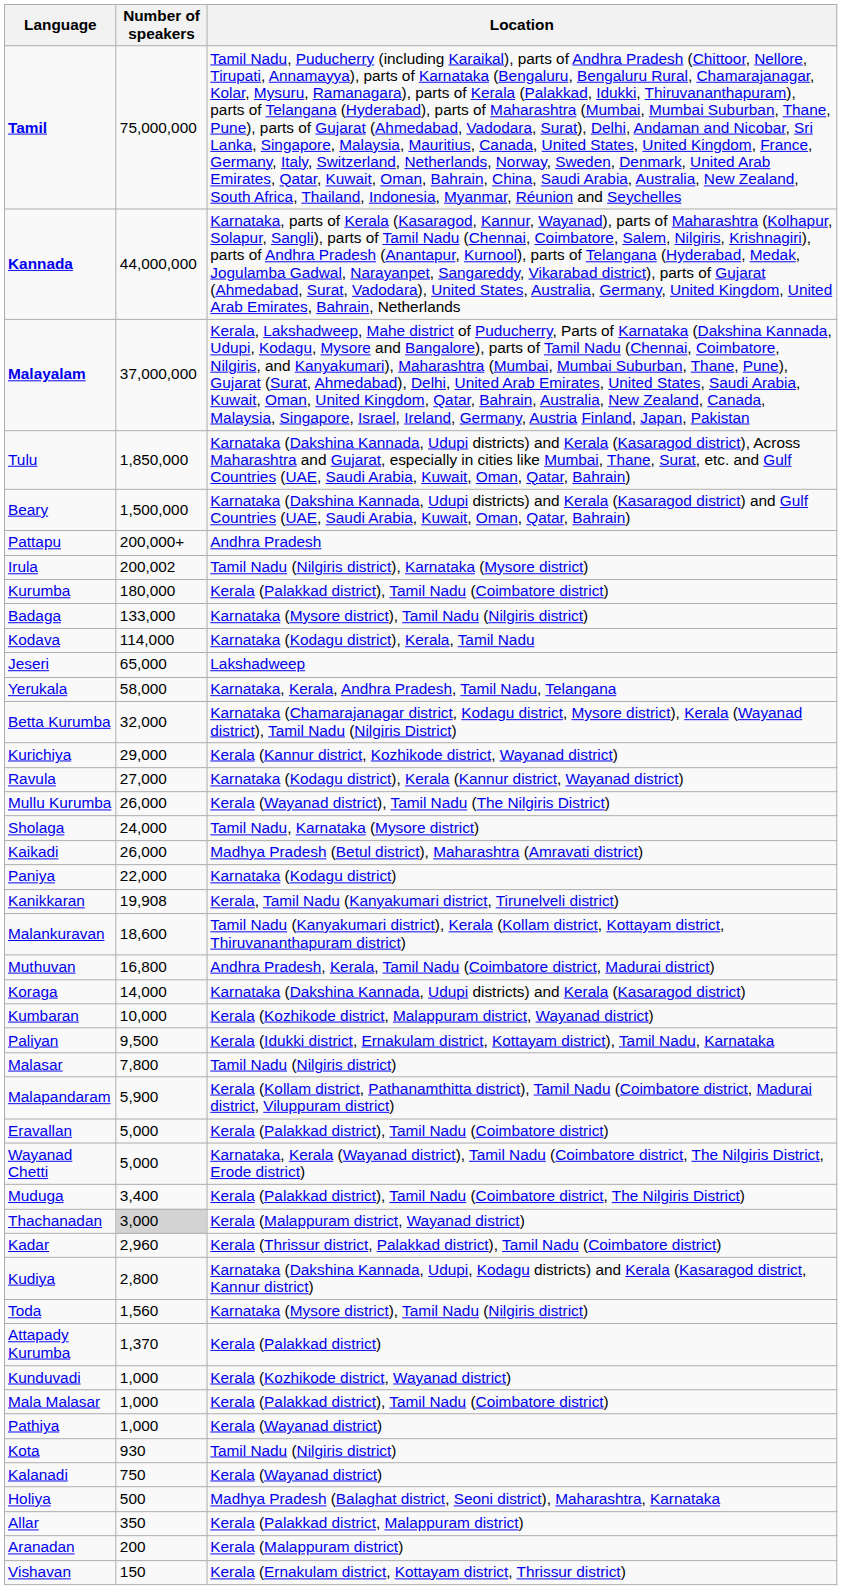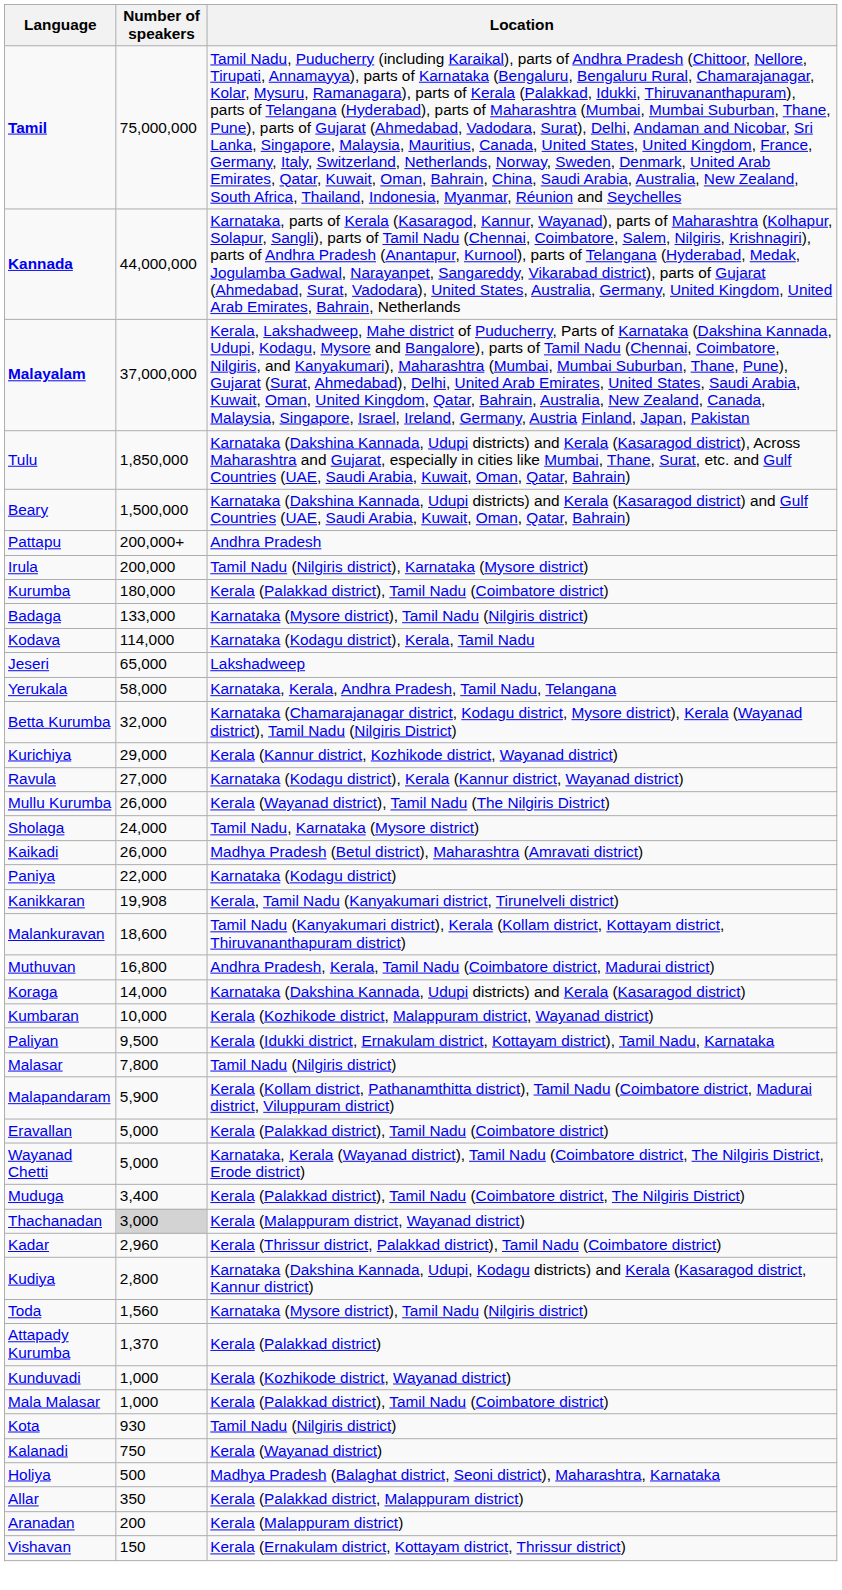(148, 567) 200,002 -> (148, 567) 200,000
- row: (34, 1426)
